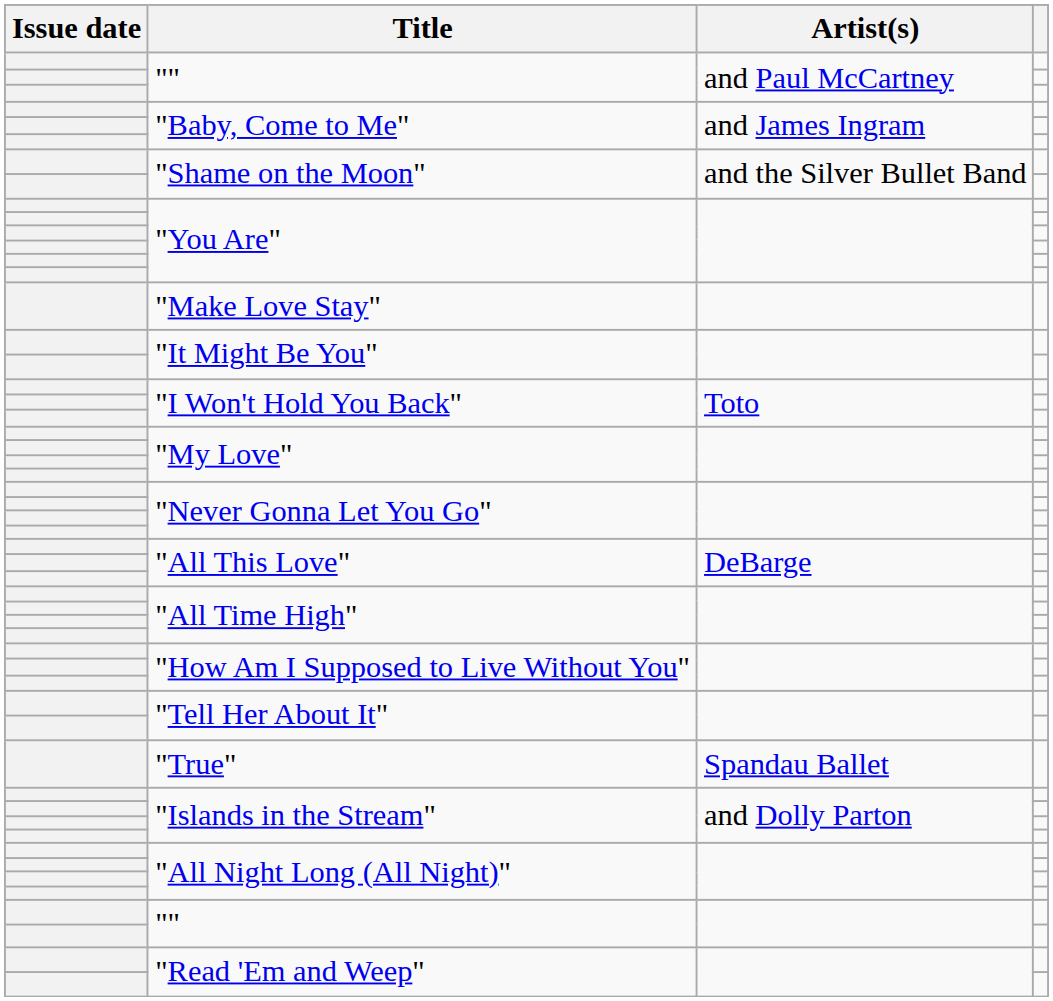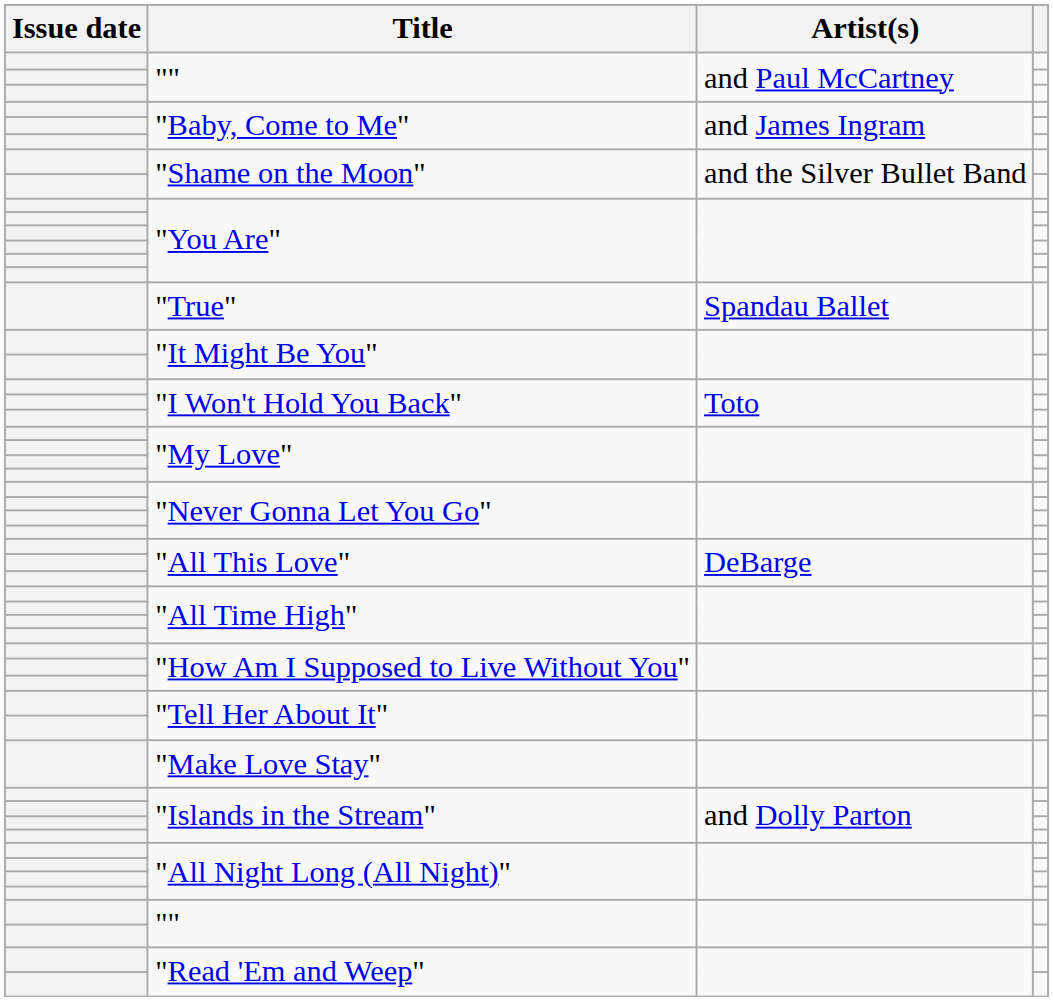rows swapped: (268, 305) <-> (196, 762)
